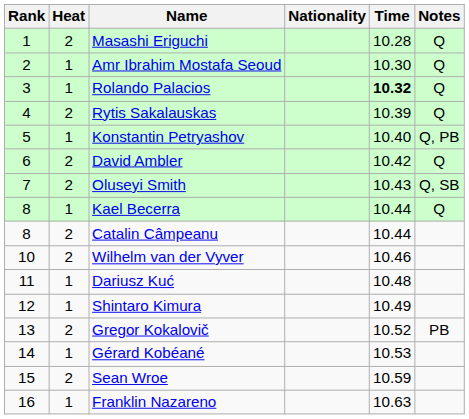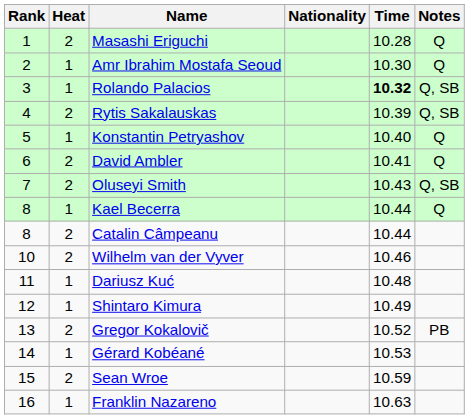(439, 88) Q -> (439, 88) Q, SB
(439, 112) Q -> (439, 112) Q, SB
(439, 137) Q, PB -> (439, 137) Q
(392, 161) 10.42 -> (392, 161) 10.41
